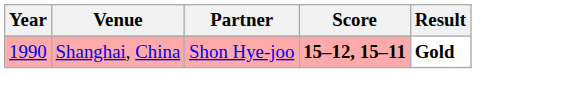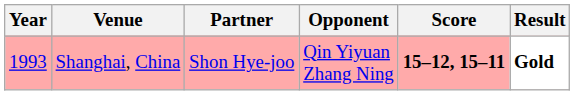+ column: (348, 20)
(28, 51) 1990 -> (28, 62) 1993
